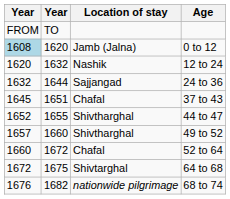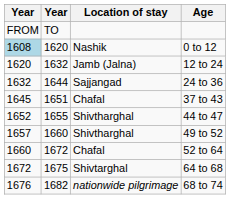(105, 47) Jamb (Jalna) -> (90, 47) Nashik
(90, 64) Nashik -> (105, 64) Jamb (Jalna)
